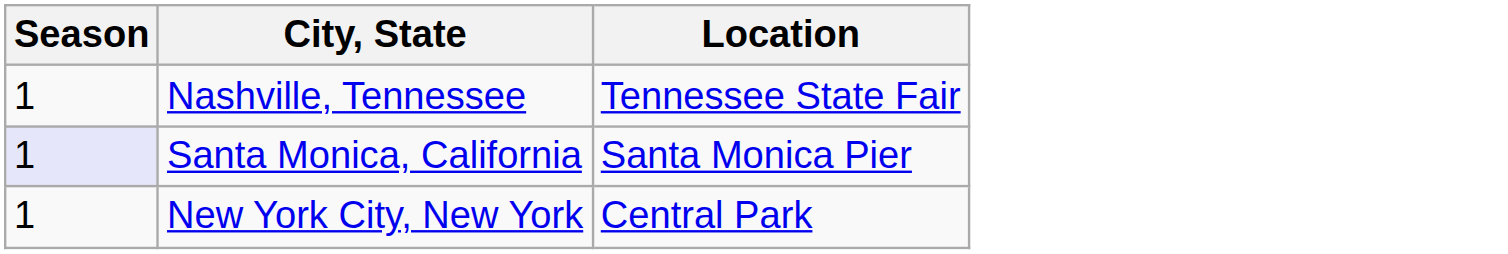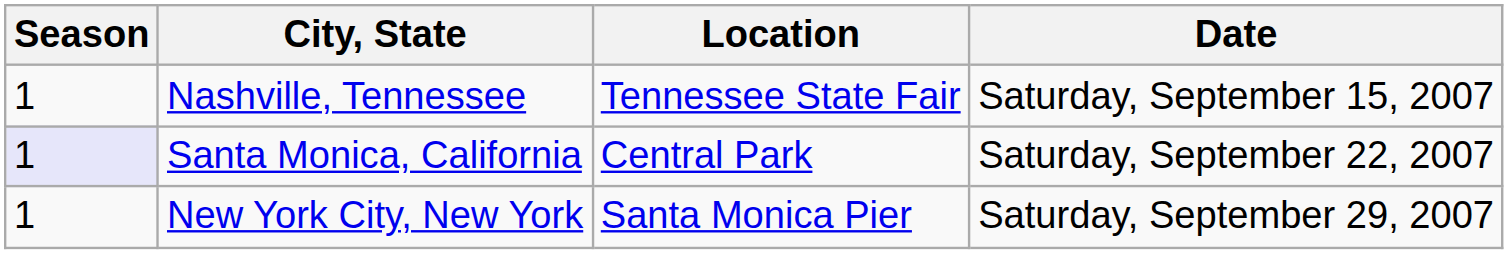+ column: (1236, 34)
(756, 155) Santa Monica Pier -> (707, 155) Central Park
(707, 215) Central Park -> (756, 215) Santa Monica Pier
